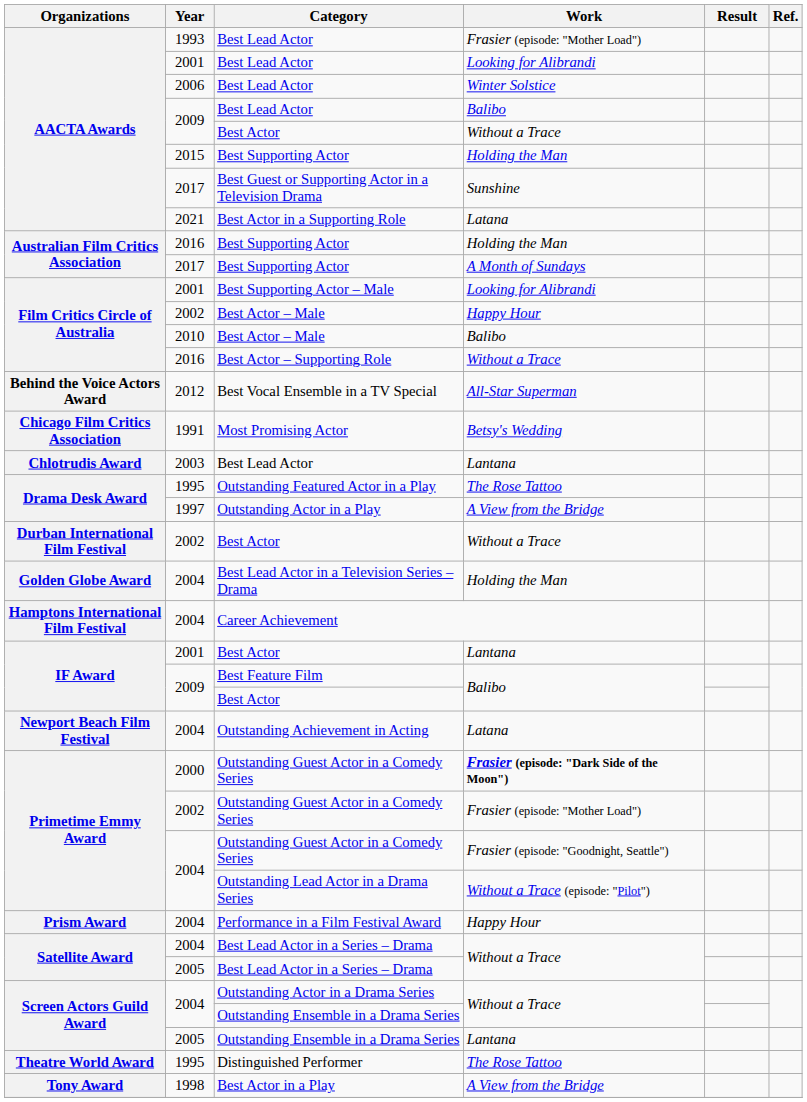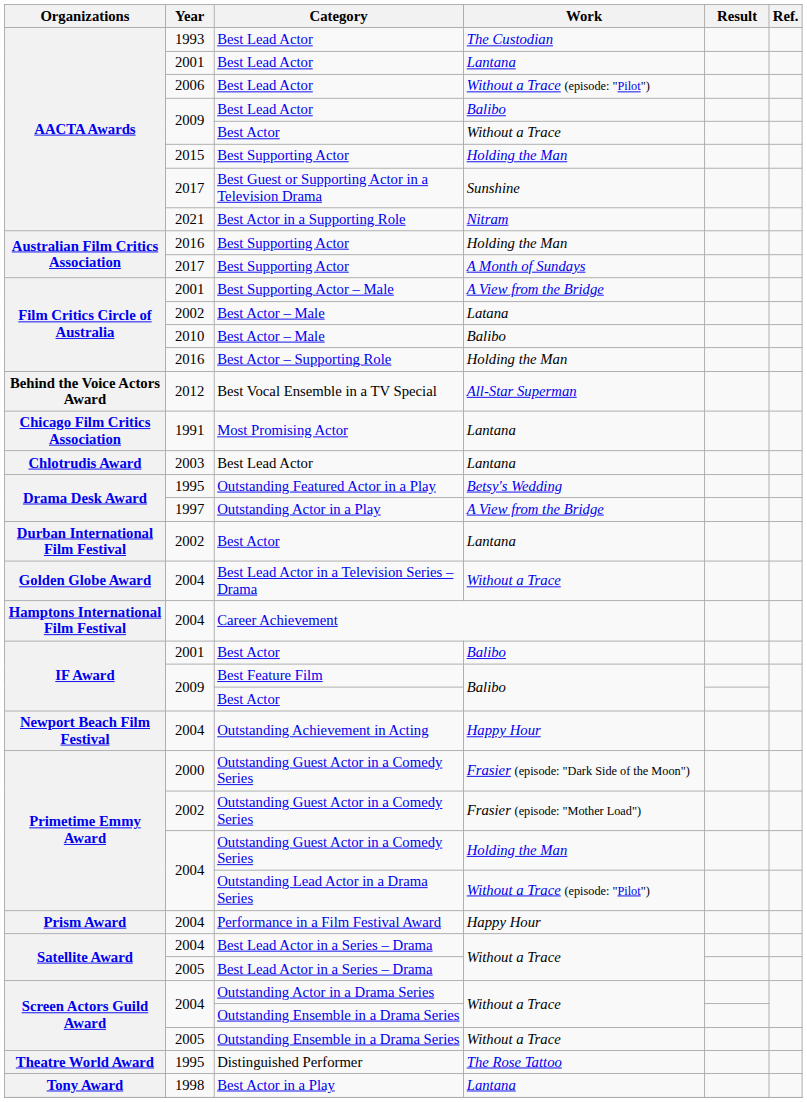(554, 39) Frasier (episode: "Mother Load") -> (510, 39) The Custodian
(531, 62) Looking for Alibrandi -> (491, 62) Lantana
(511, 86) Winter Solstice -> (558, 86) Without a Trace (episode: "Pilot")
(488, 219) Latana -> (488, 219) Nitram
(531, 289) Looking for Alibrandi -> (535, 289) A View from the Bridge
(504, 312) Happy Hour -> (488, 312) Latana
(514, 359) Without a Trace -> (517, 359) Holding the Man
(514, 431) Betsy's Wedding -> (491, 431) Lantana
(514, 486) The Rose Tattoo -> (514, 486) Betsy's Wedding
(514, 541) Without a Trace -> (491, 541) Lantana
(517, 580) Holding the Man -> (514, 580) Without a Trace
(491, 652) Lantana -> (486, 652) Balibo
(488, 730) Latana -> (504, 730) Happy Hour
(562, 770) bold -> (578, 770) normal
(568, 850) Frasier (episode: "Goodnight, Seattle") -> (517, 850) Holding the Man
(491, 1038) Lantana -> (514, 1038) Without a Trace
(535, 1085) A View from the Bridge -> (491, 1085) Lantana
